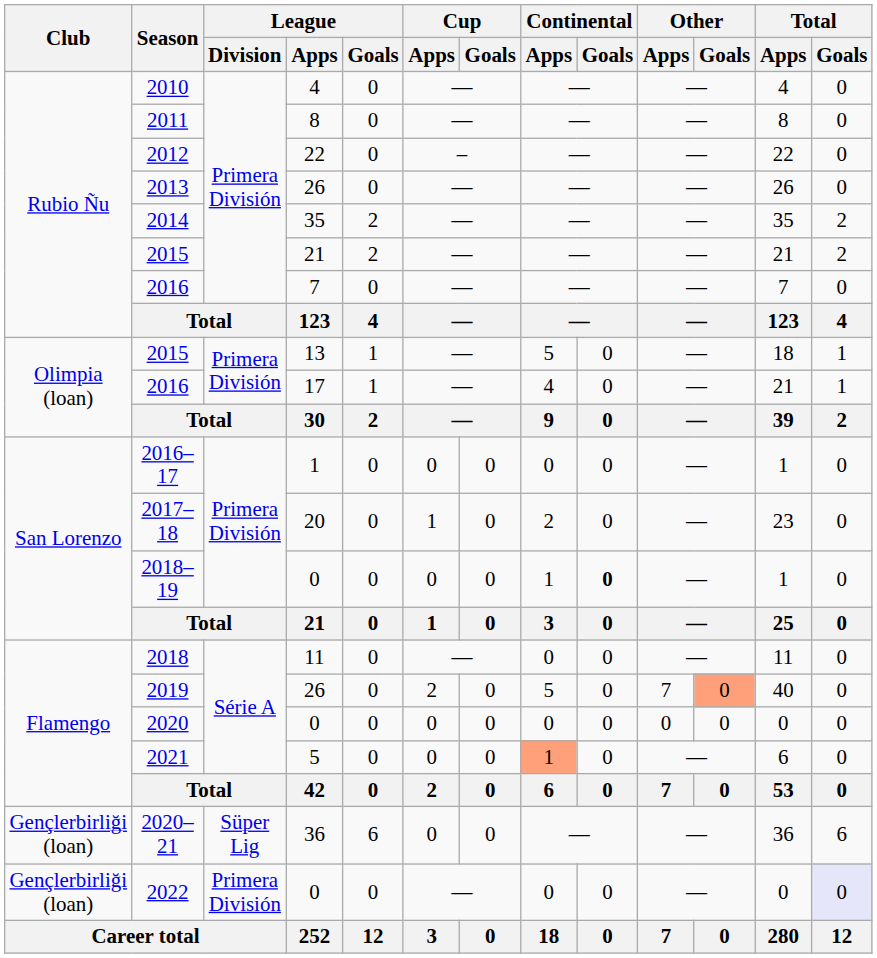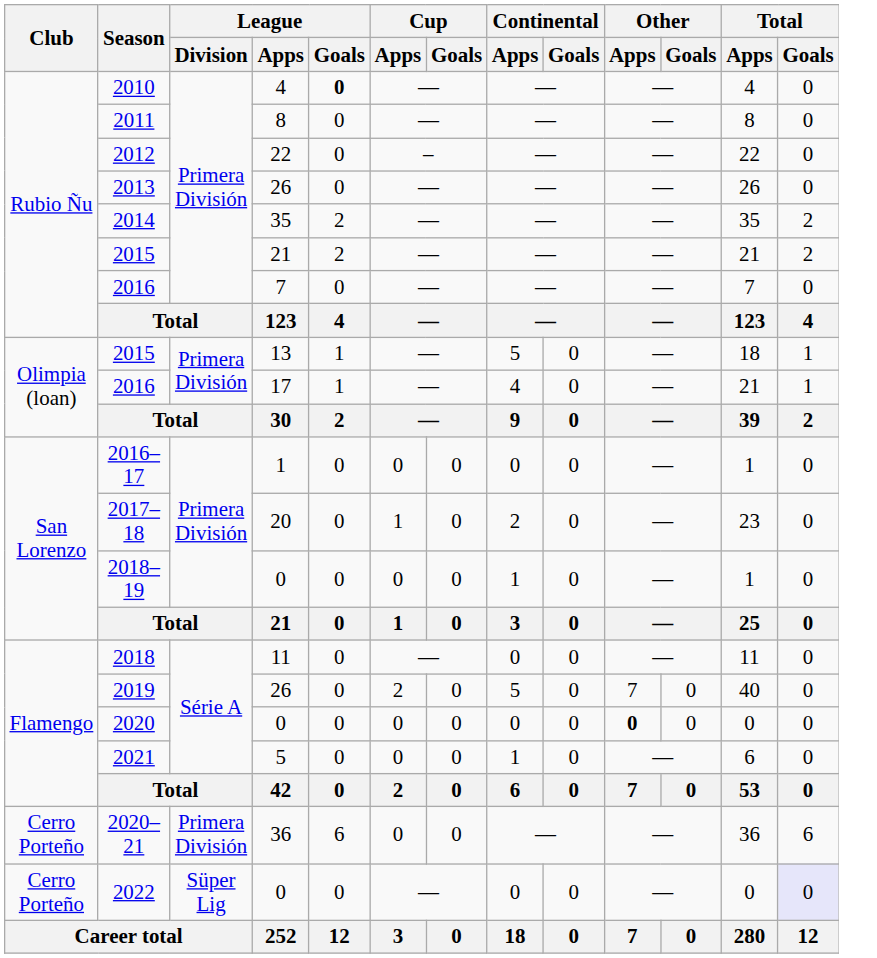(373, 87) normal -> (339, 87) bold
(607, 578) bold -> (574, 578) normal
(725, 690) lightsalmon background -> (691, 690) no background
(666, 723) normal -> (632, 723) bold
(549, 756) lightsalmon background -> (515, 756) no background
(68, 834) Gençlerbirliği (loan) -> (51, 834) Cerro Porteño
(245, 834) Süper Lig -> (211, 834) Primera División
(68, 891) Gençlerbirliği (loan) -> (51, 891) Cerro Porteño
(245, 891) Primera División -> (211, 891) Süper Lig
